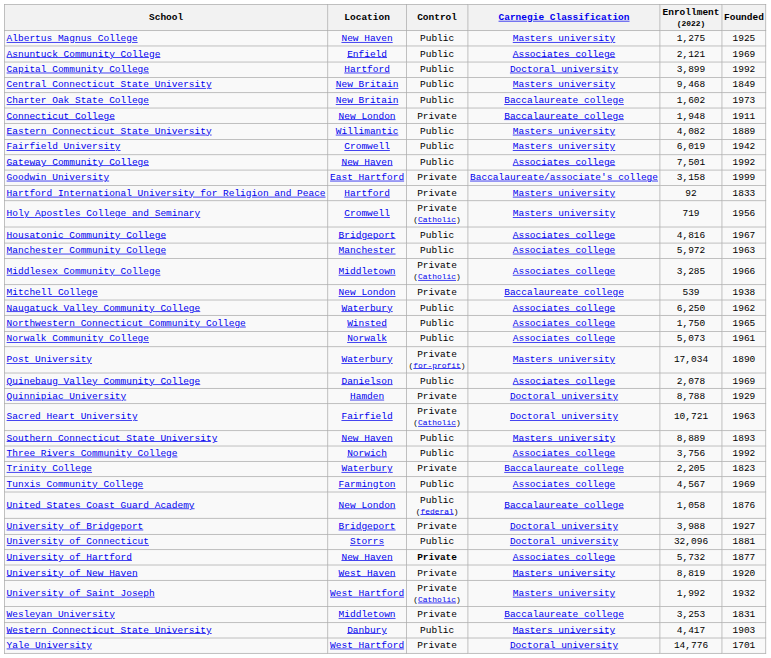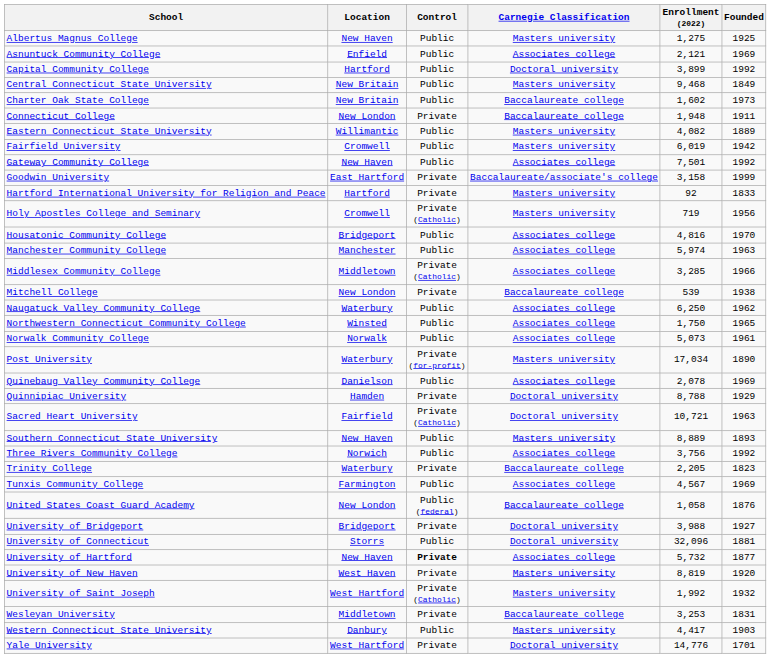(744, 235) 1967 -> (744, 235) 1970
(691, 251) 5,972 -> (691, 251) 5,974
